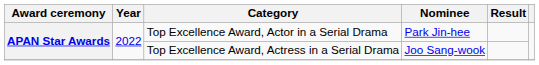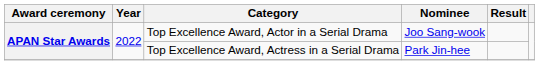(437, 32) Park Jin-hee -> (445, 32) Joo Sang-wook
(445, 50) Joo Sang-wook -> (437, 50) Park Jin-hee
